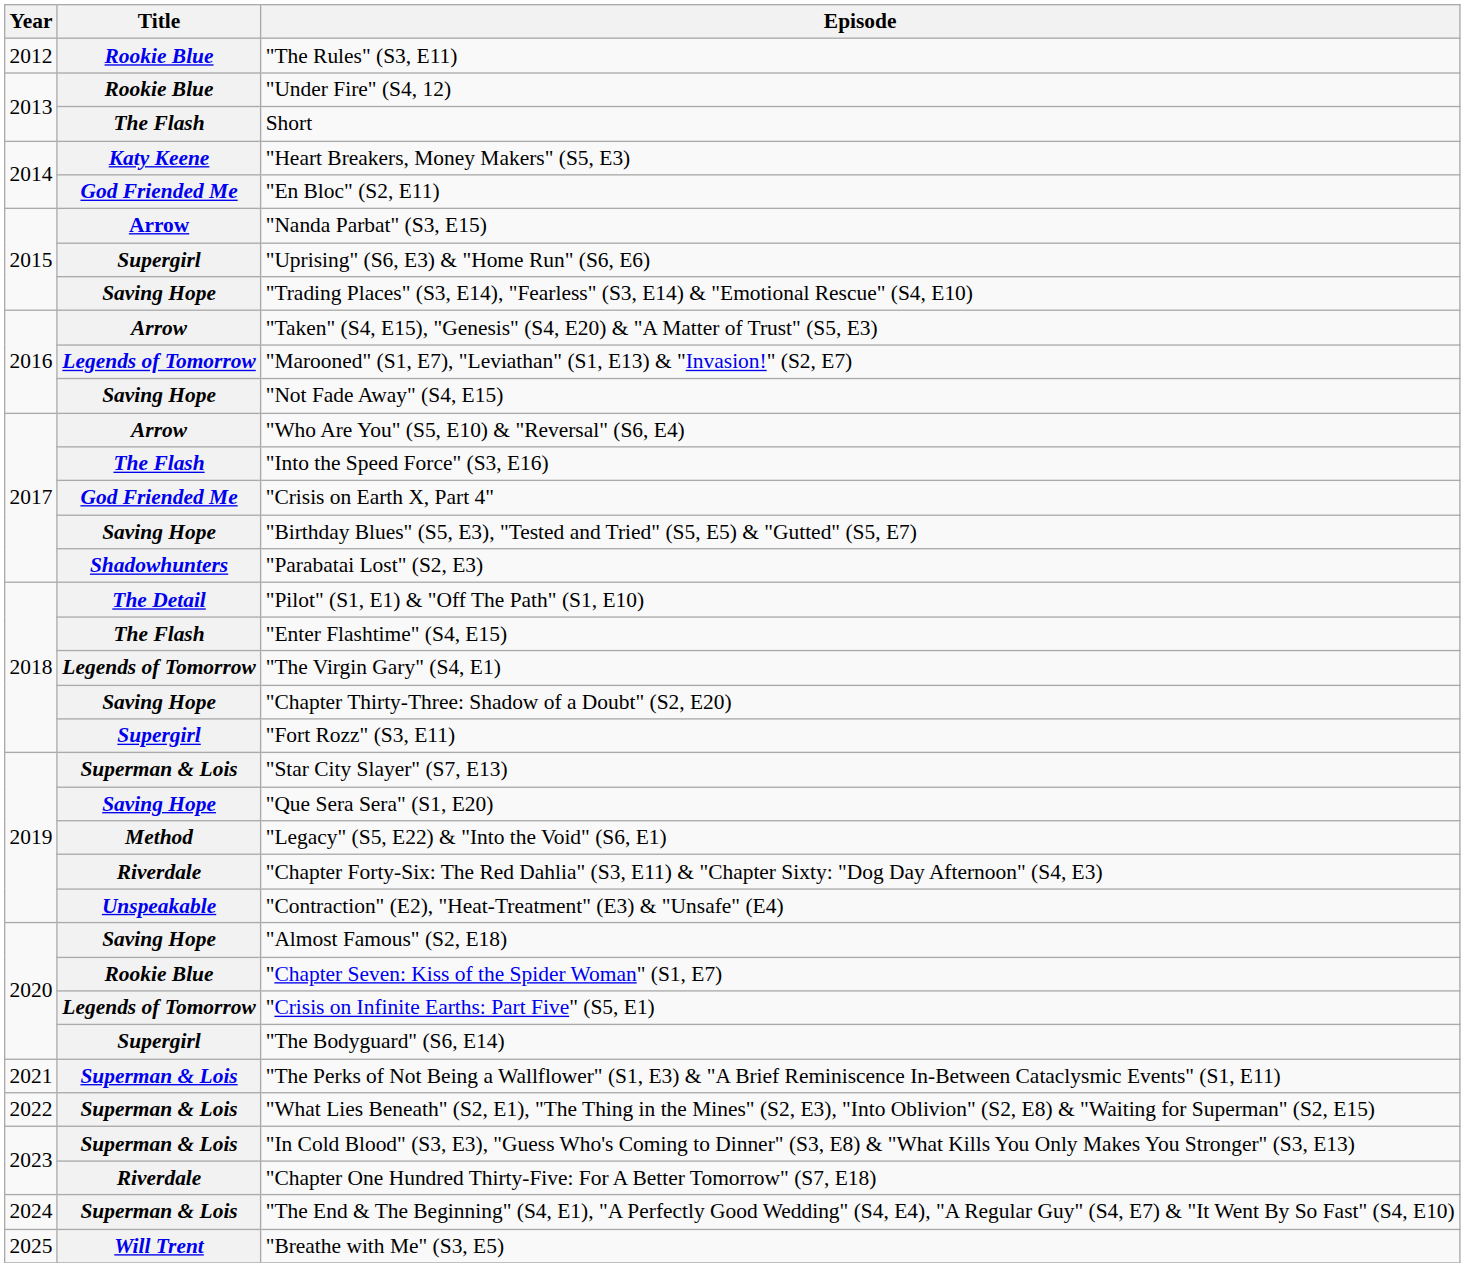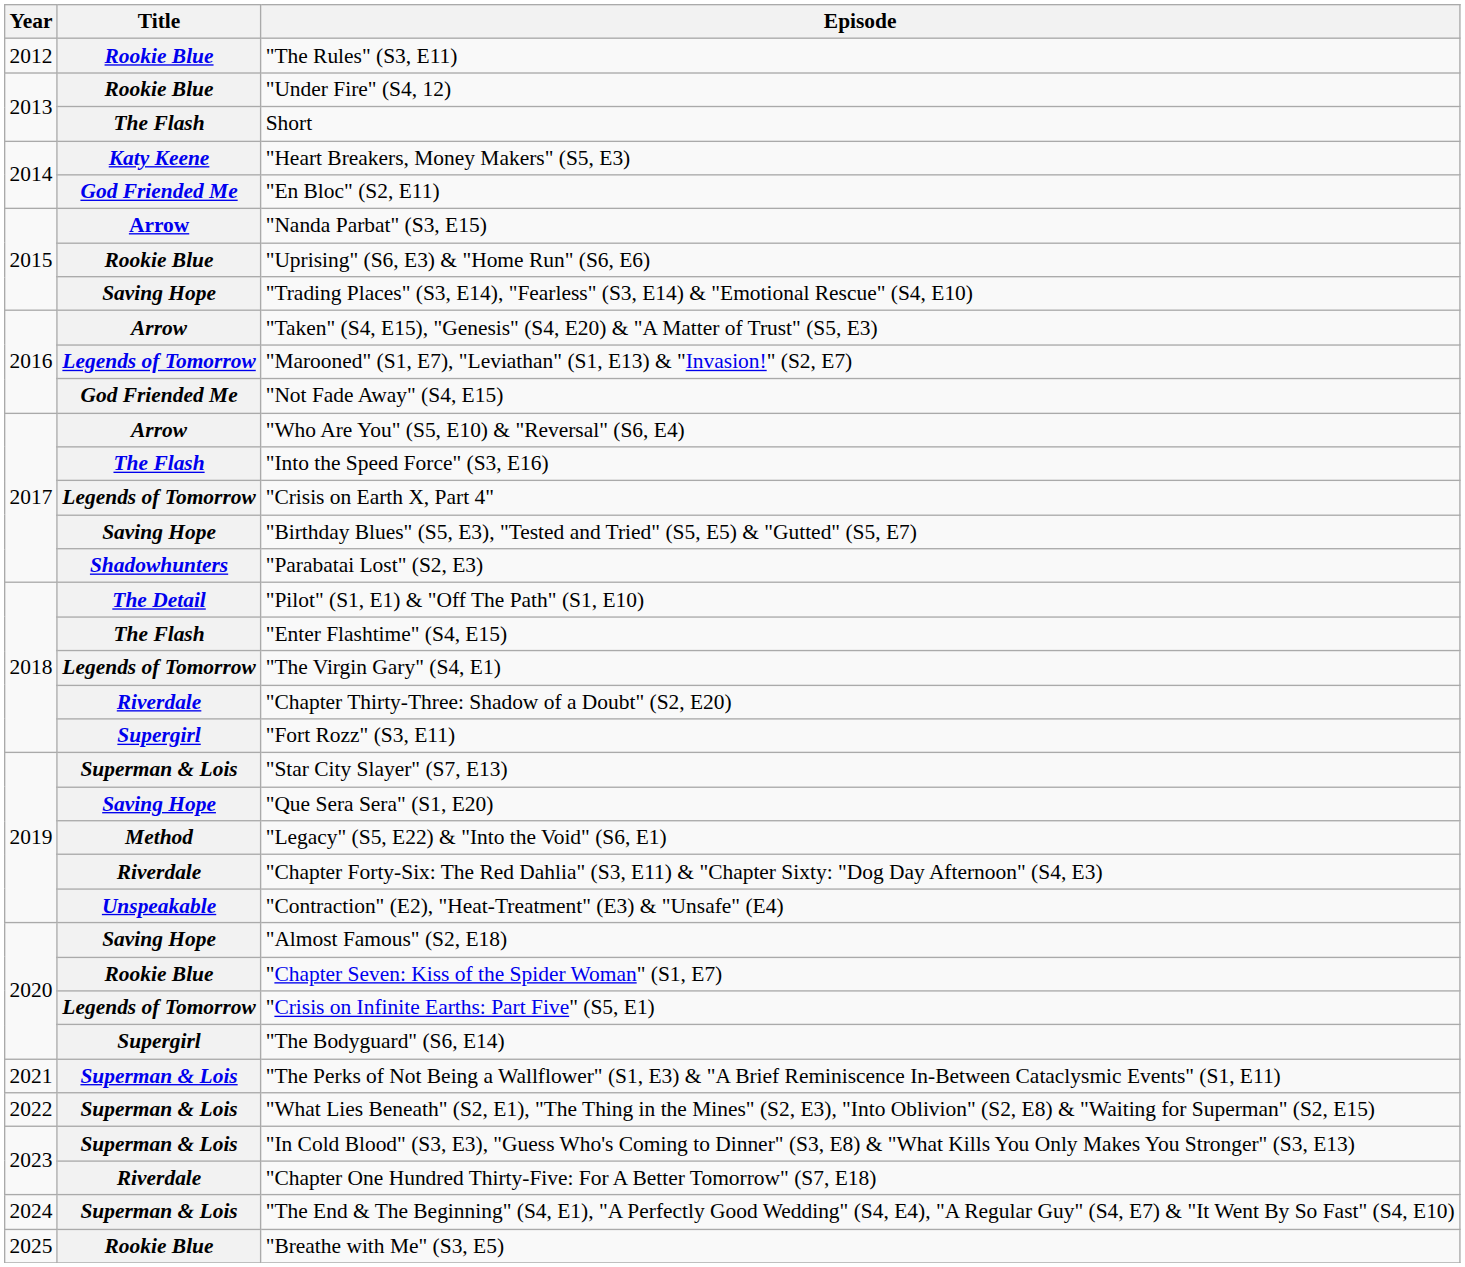(159, 259) Supergirl -> (159, 259) Rookie Blue
(159, 395) Saving Hope -> (159, 395) God Friended Me
(159, 497) God Friended Me -> (159, 497) Legends of Tomorrow
(159, 701) Saving Hope -> (159, 701) Riverdale
(159, 1245) Will Trent -> (159, 1245) Rookie Blue
